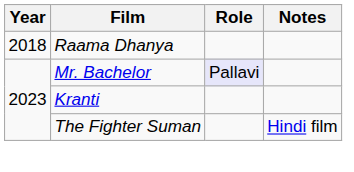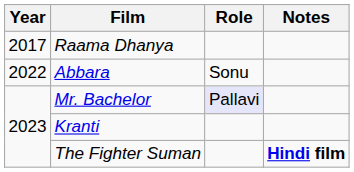(28, 45) 2018 -> (28, 45) 2017
+ row: (82, 72)
(302, 126) normal -> (306, 153) bold
